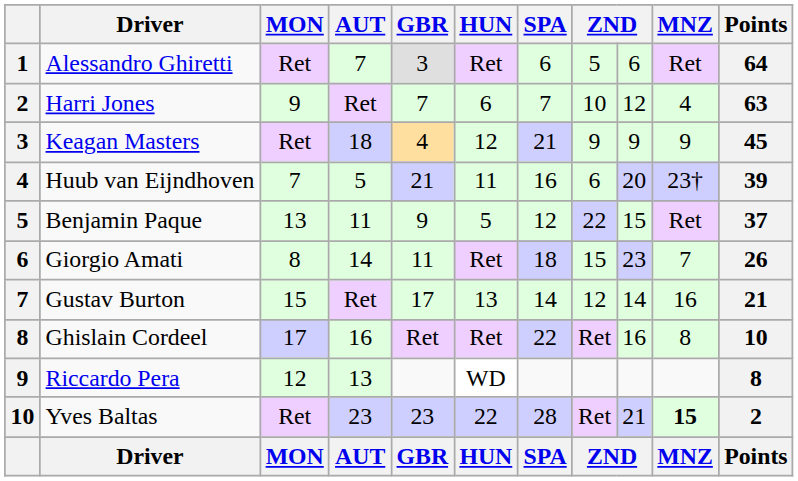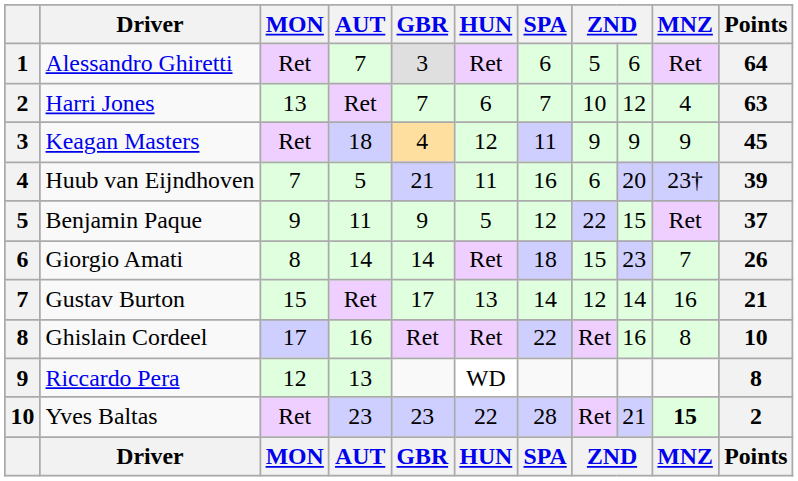(295, 102) 9 -> (295, 102) 13
(545, 141) 21 -> (545, 141) 11
(295, 220) 13 -> (295, 220) 9
(422, 259) 11 -> (422, 259) 14
